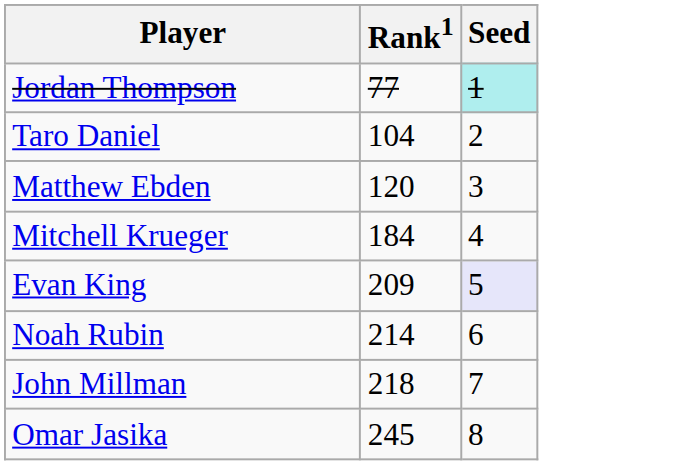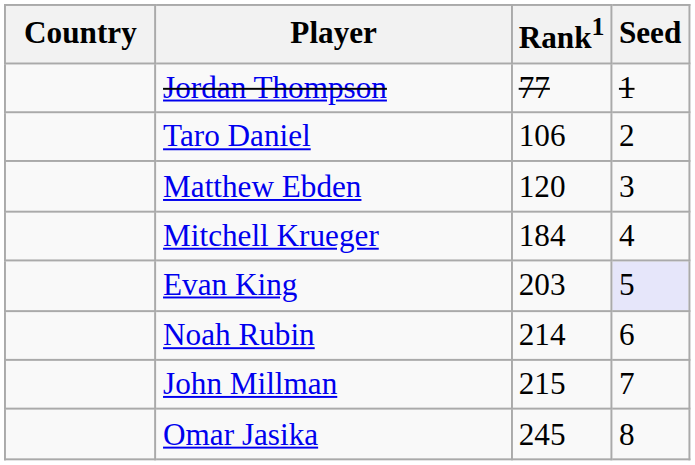+ column: (80, 33)
(476, 87) paleturquoise background -> (627, 87) no background
(391, 136) 104 -> (542, 136) 106
(391, 285) 209 -> (542, 285) 203
(391, 384) 218 -> (542, 384) 215
